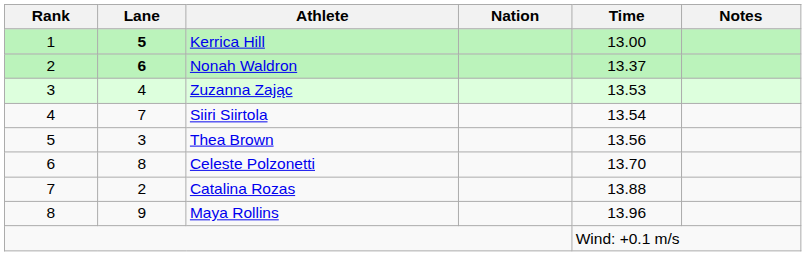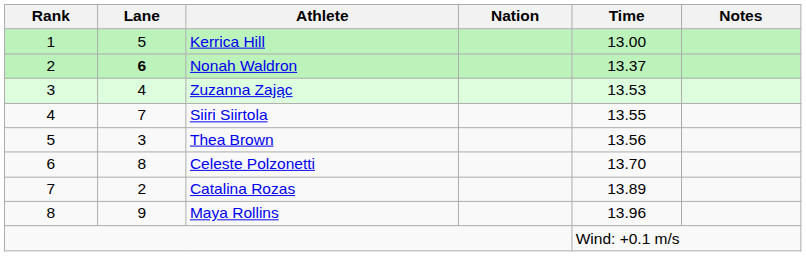(142, 41) bold -> (142, 41) normal
(627, 115) 13.54 -> (627, 115) 13.55
(627, 189) 13.88 -> (627, 189) 13.89
